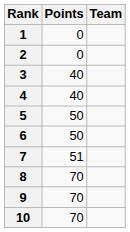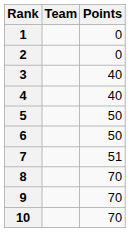columns swapped: (106, 14) <-> (64, 14)
